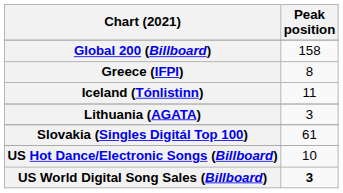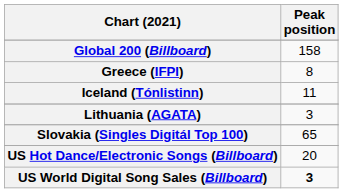(309, 135) 61 -> (309, 135) 65
(309, 156) 10 -> (309, 156) 20
